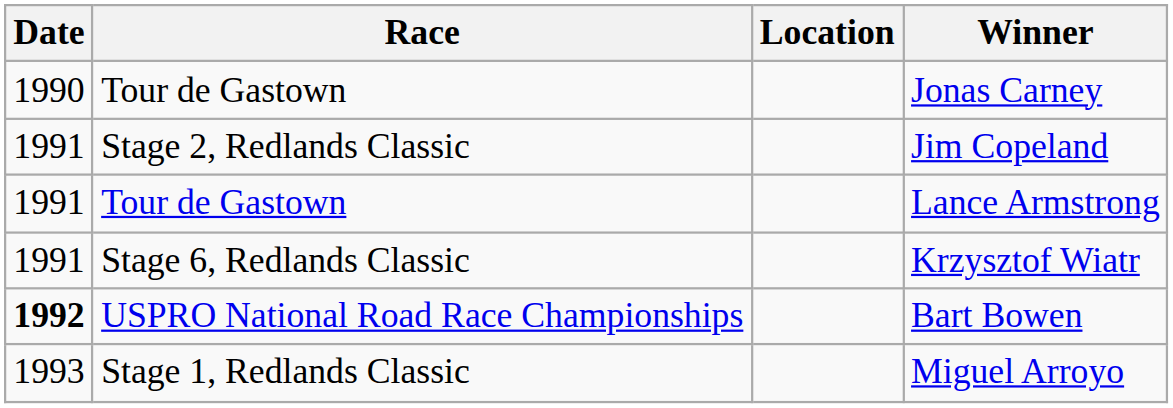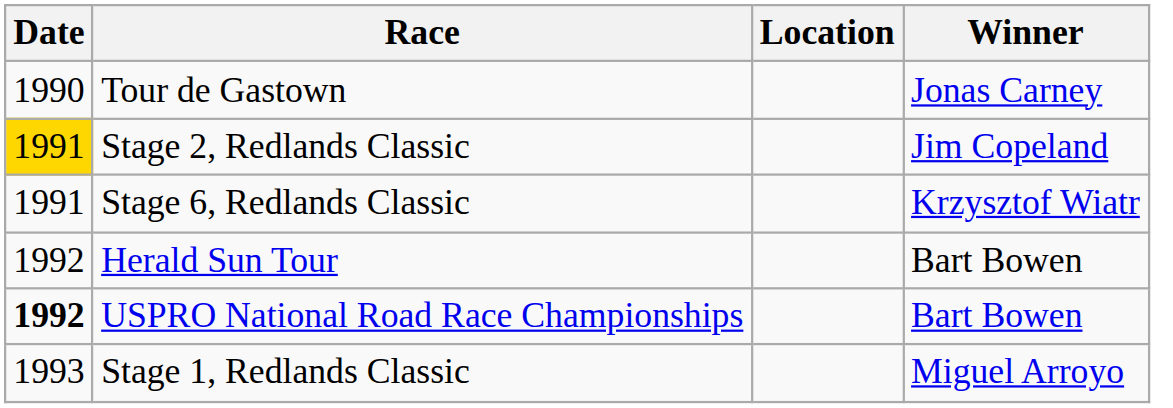(49, 145) no background -> (49, 145) gold background
- row: (224, 202)
+ row: (219, 259)
